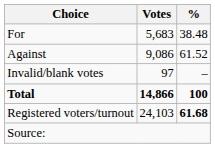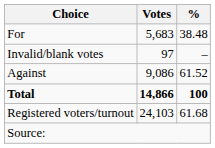rows swapped: (27, 53) <-> (55, 73)
(194, 113) bold -> (194, 113) normal
